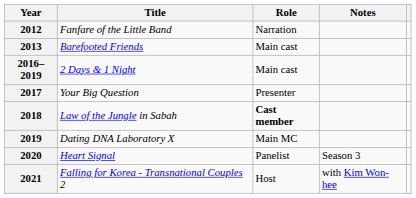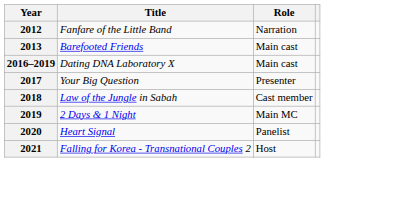- column: (363, 13)
(98, 70) 2 Days & 1 Night -> (117, 64) Dating DNA Laboratory X
(274, 116) bold -> (284, 98) normal
(117, 139) Dating DNA Laboratory X -> (98, 115) 2 Days & 1 Night
